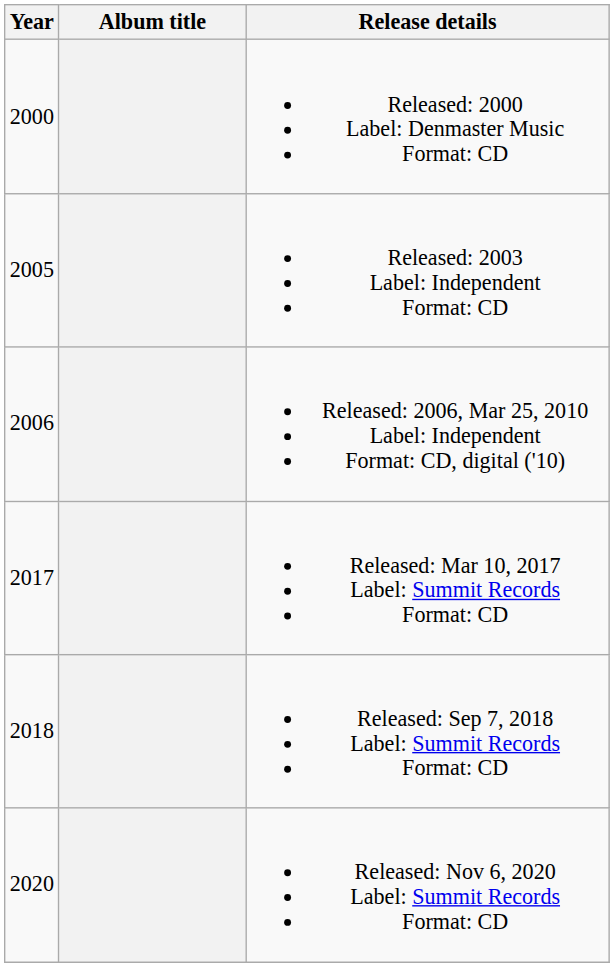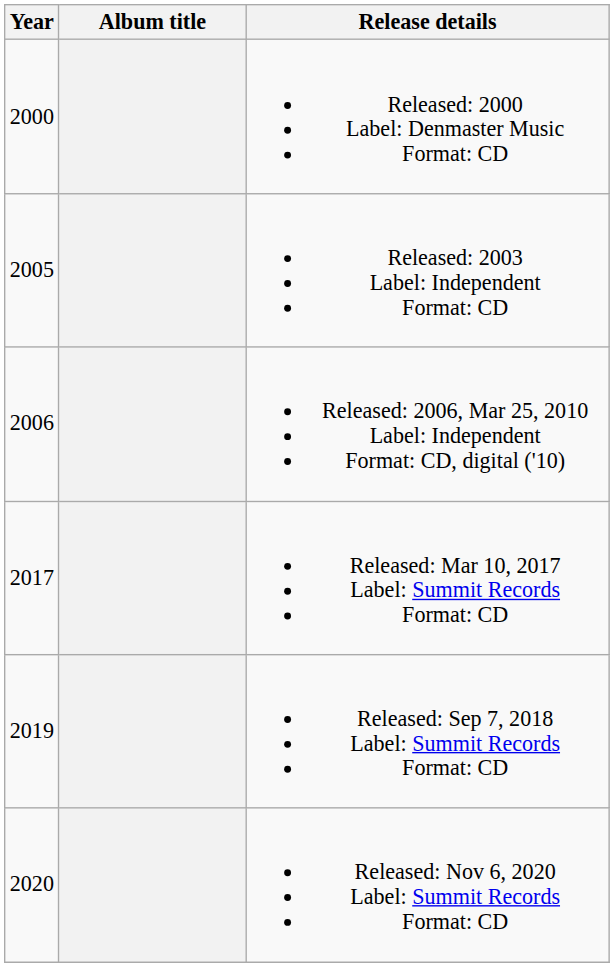(32, 731) 2018 -> (32, 731) 2019
